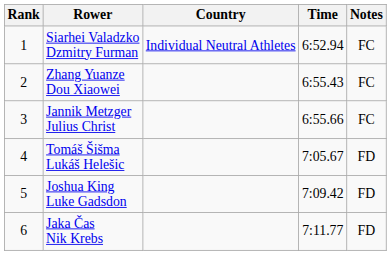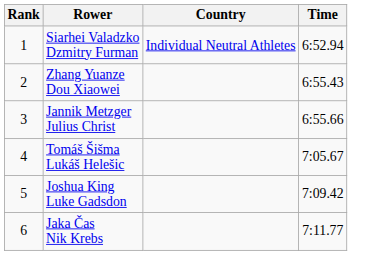- column: (366, 15)
